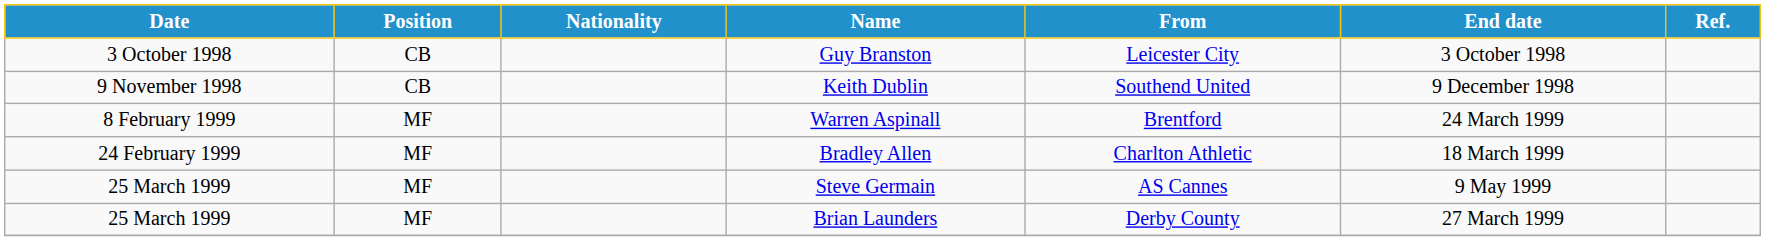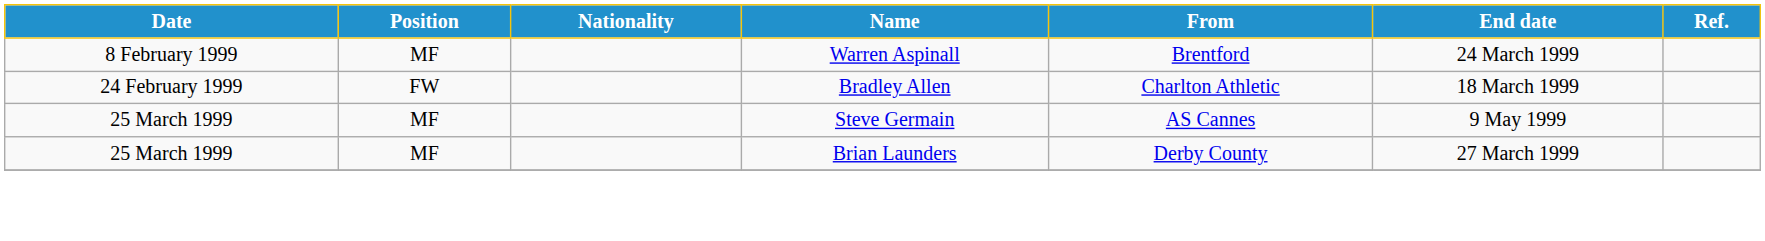- row: (875, 54)
- row: (875, 87)
(418, 153) MF -> (424, 87) FW
